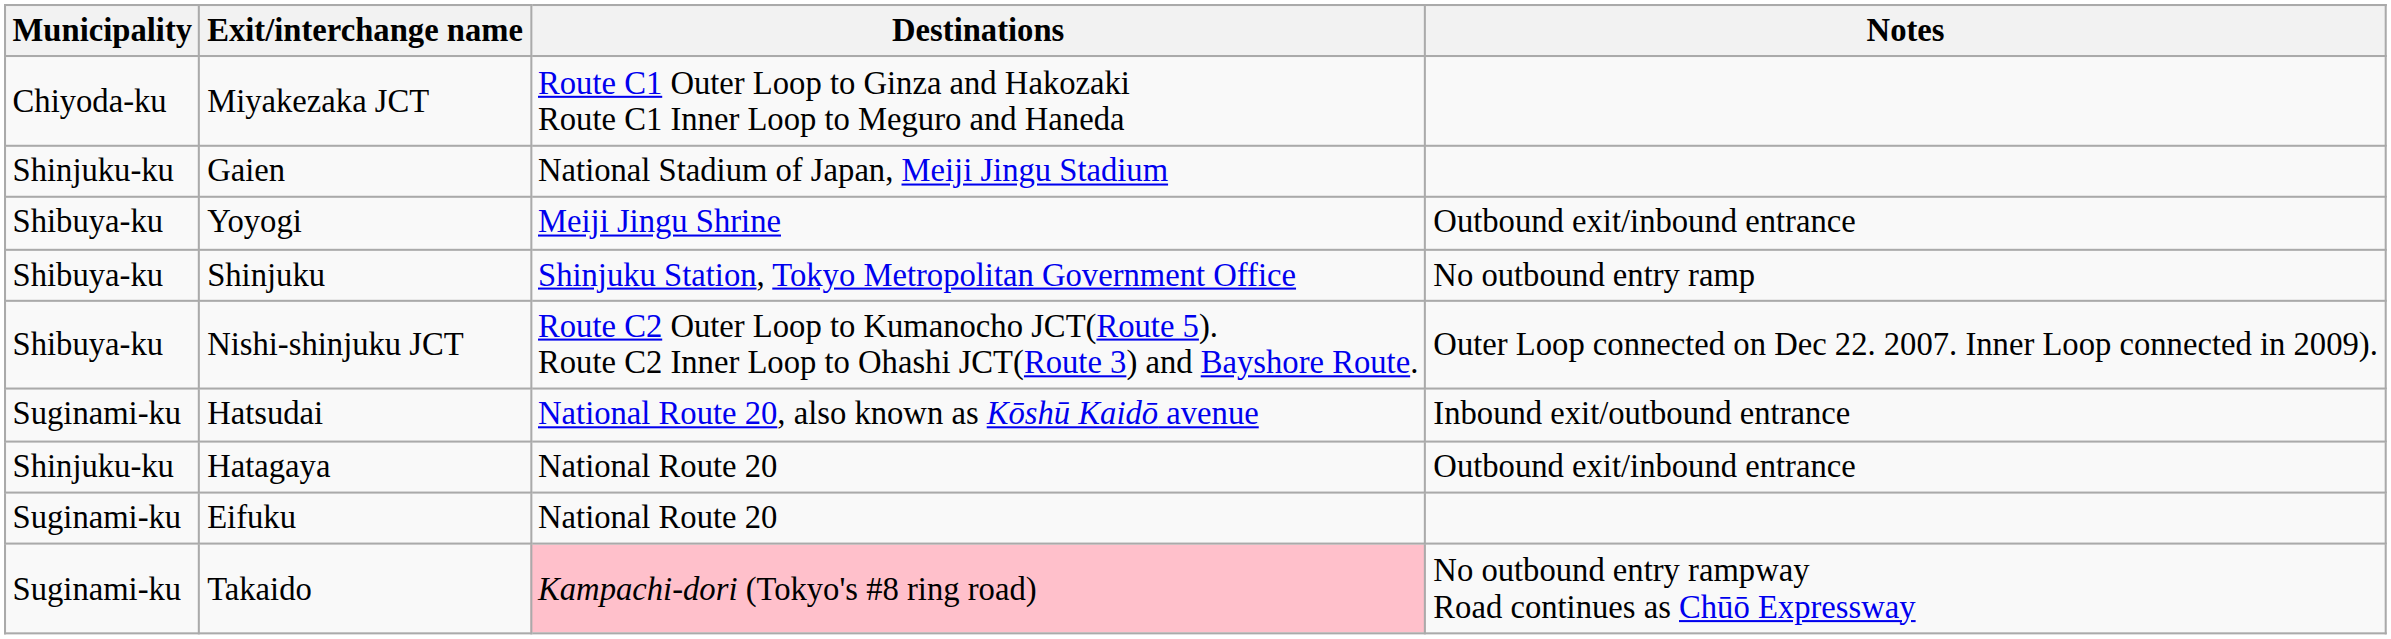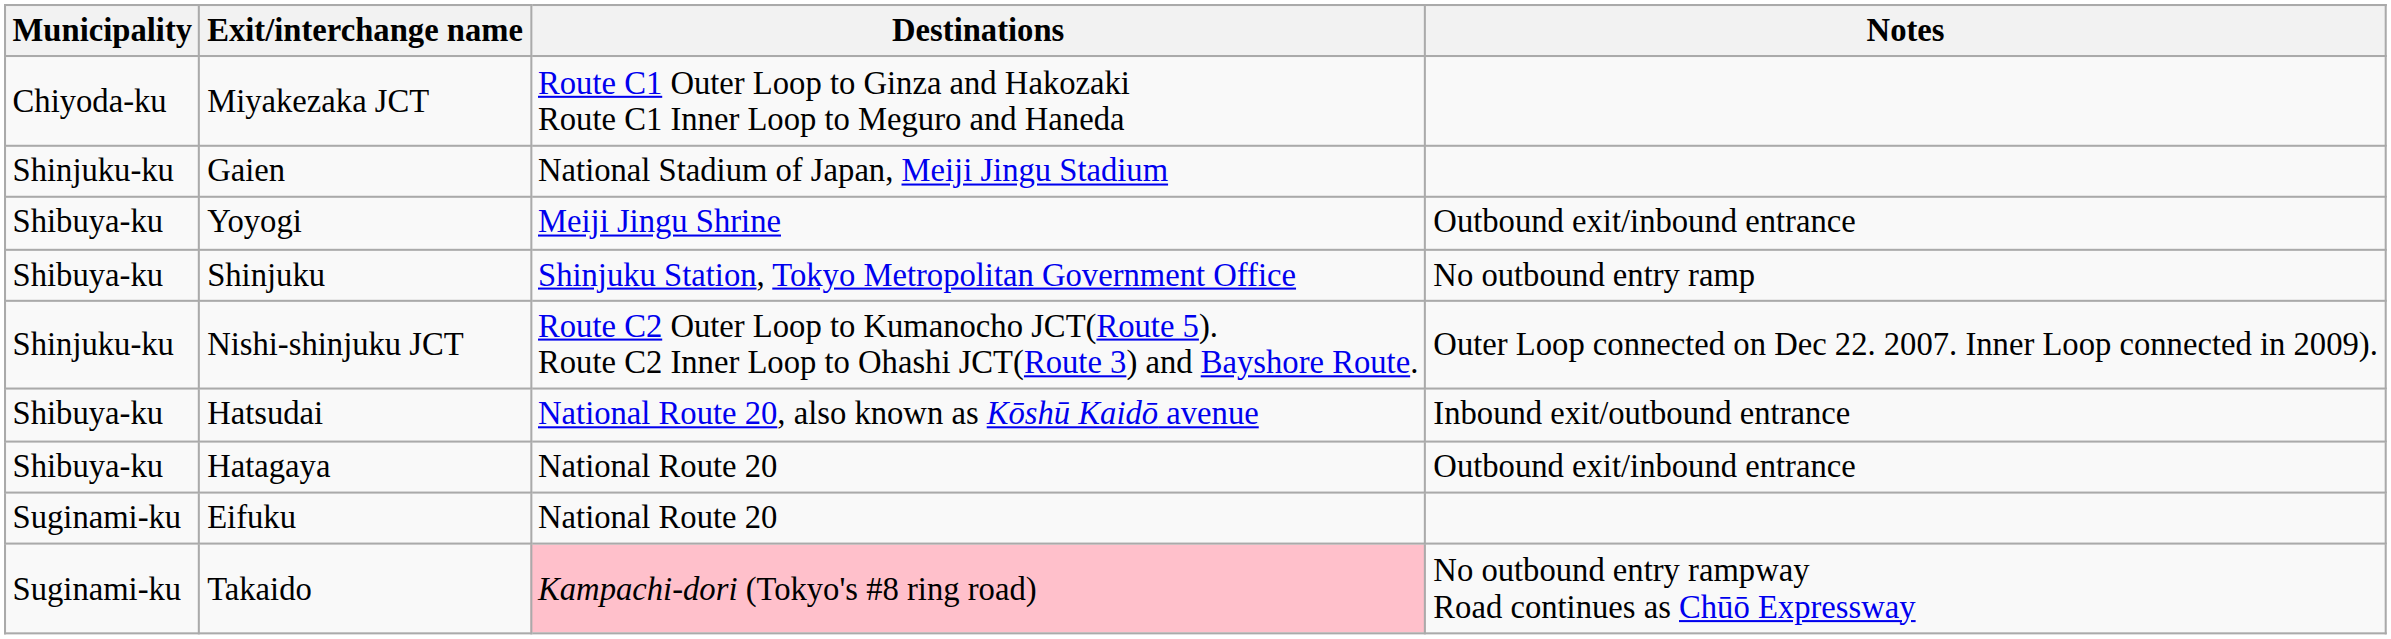(88, 344) Shibuya-ku -> (93, 344) Shinjuku-ku
(97, 414) Suginami-ku -> (88, 414) Shibuya-ku
(93, 466) Shinjuku-ku -> (88, 466) Shibuya-ku
